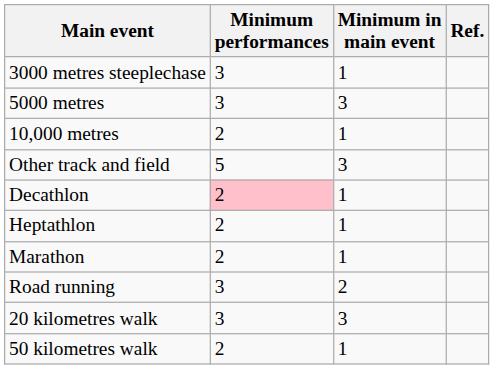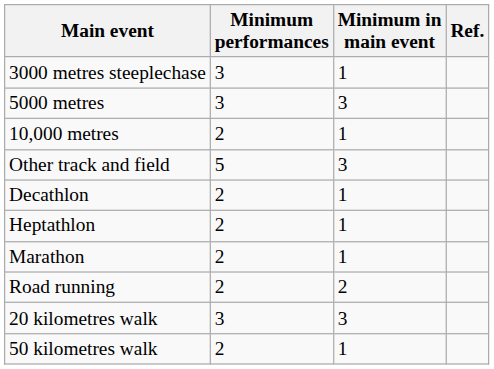(220, 195) pink background -> (220, 195) no background
(220, 287) 3 -> (220, 287) 2
